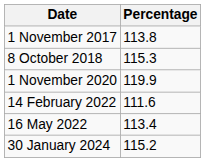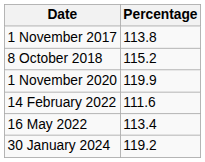(140, 59) 115.3 -> (140, 59) 115.2
(140, 146) 115.2 -> (140, 146) 119.2
